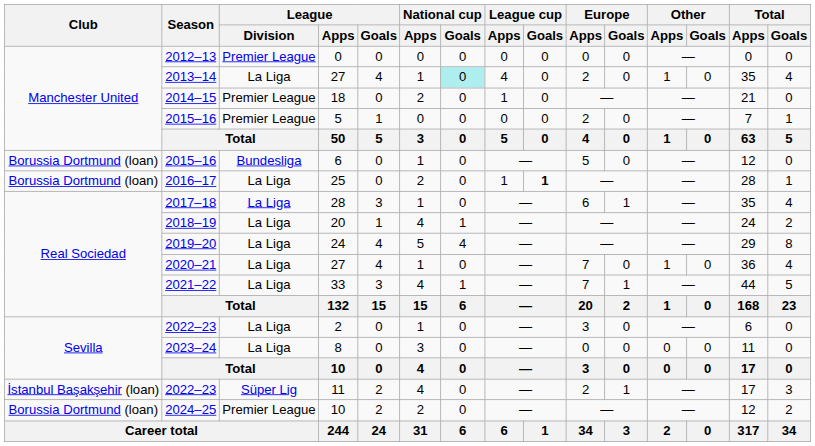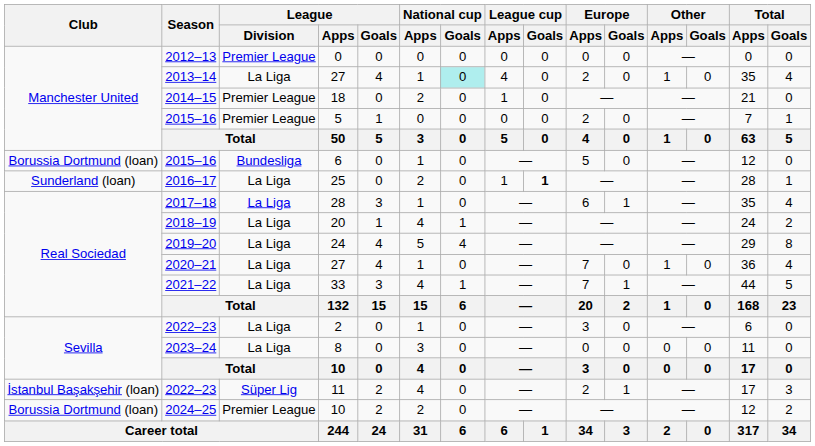(83, 181) Borussia Dortmund (loan) -> (83, 181) Sunderland (loan)
